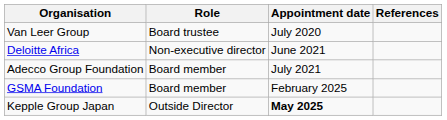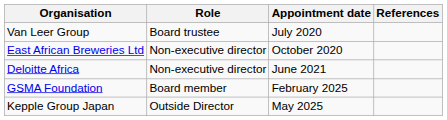+ row: (76, 50)
- row: (75, 69)
(297, 106) bold -> (297, 106) normal
